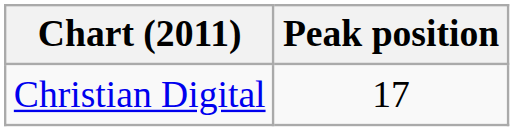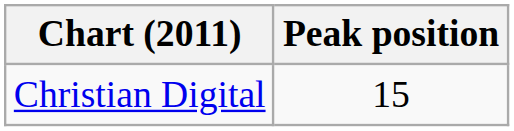(391, 93) 17 -> (391, 93) 15
